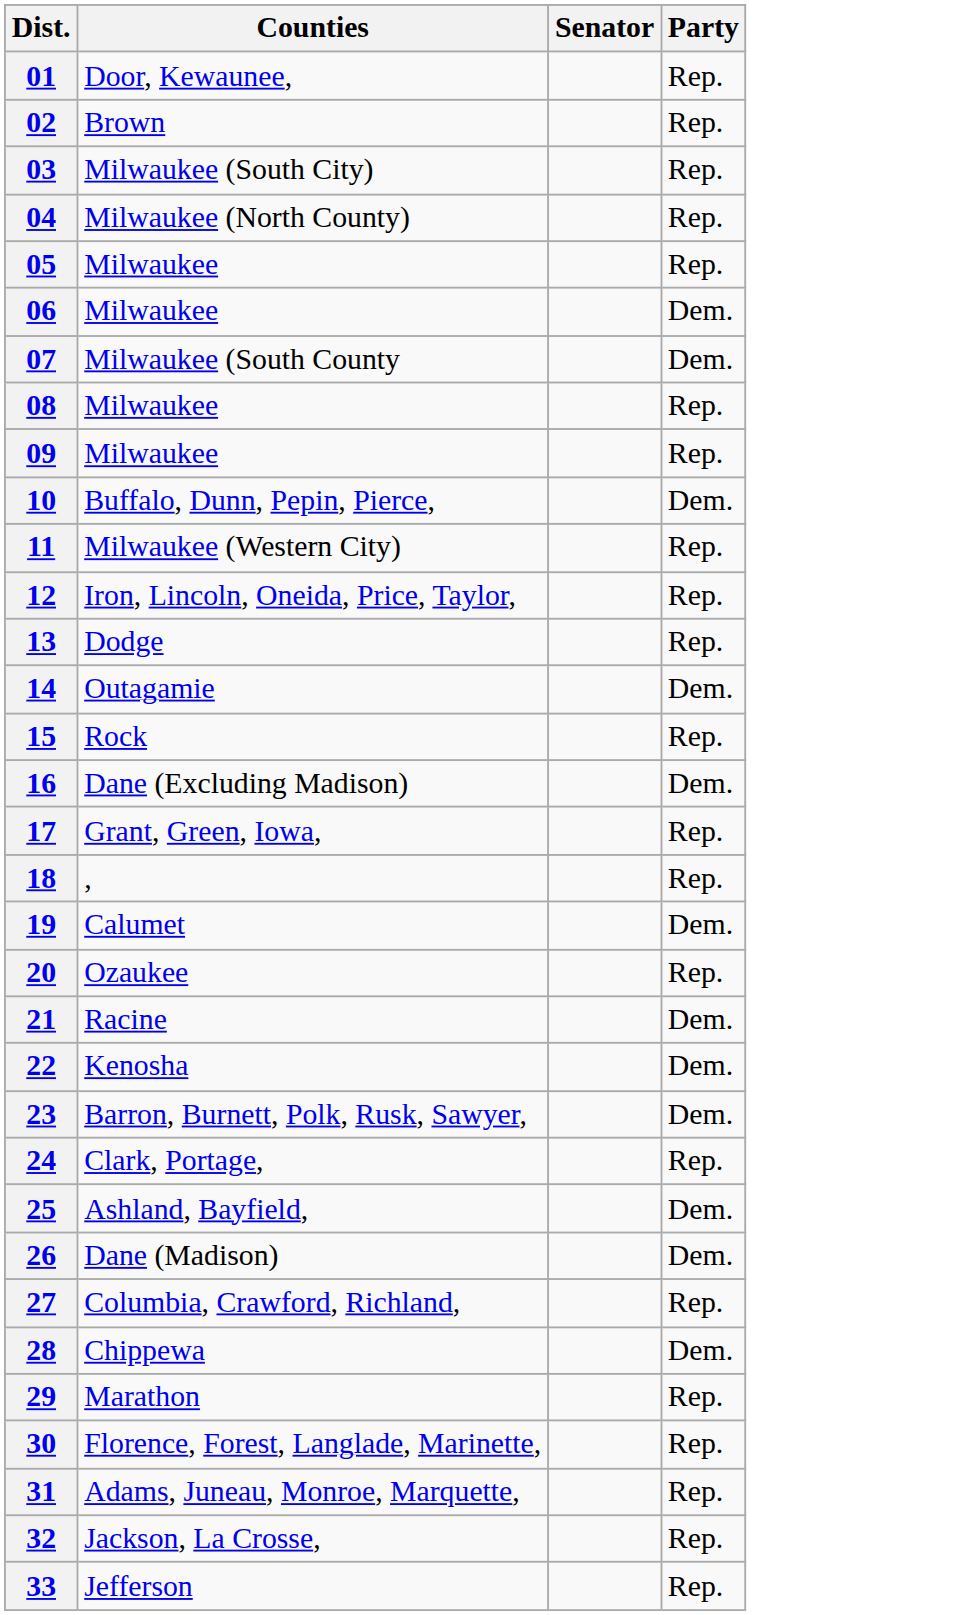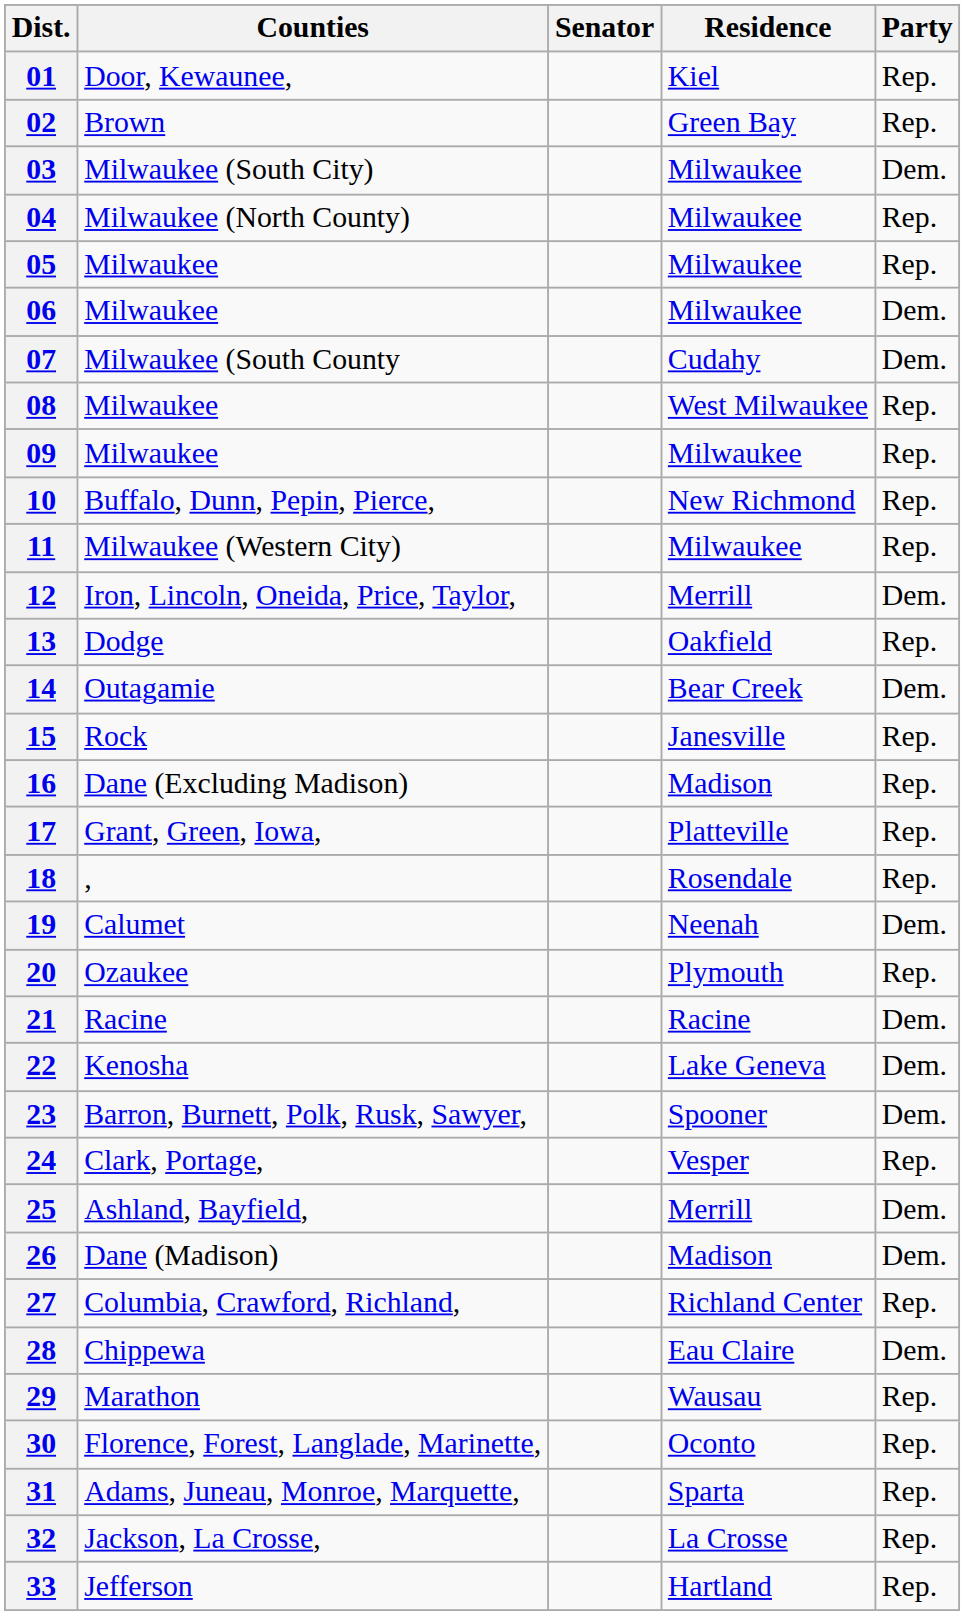+ column: (768, 28)
(696, 169) Rep. -> (914, 169) Dem.
(701, 500) Dem. -> (909, 500) Rep.
(696, 594) Rep. -> (914, 594) Dem.
(701, 783) Dem. -> (909, 783) Rep.
